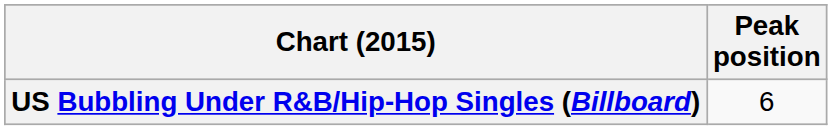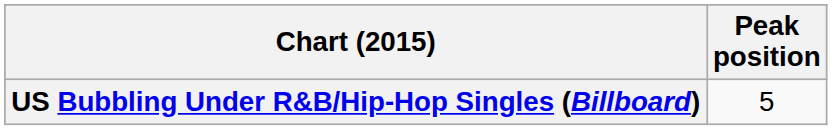(767, 101) 6 -> (767, 101) 5
